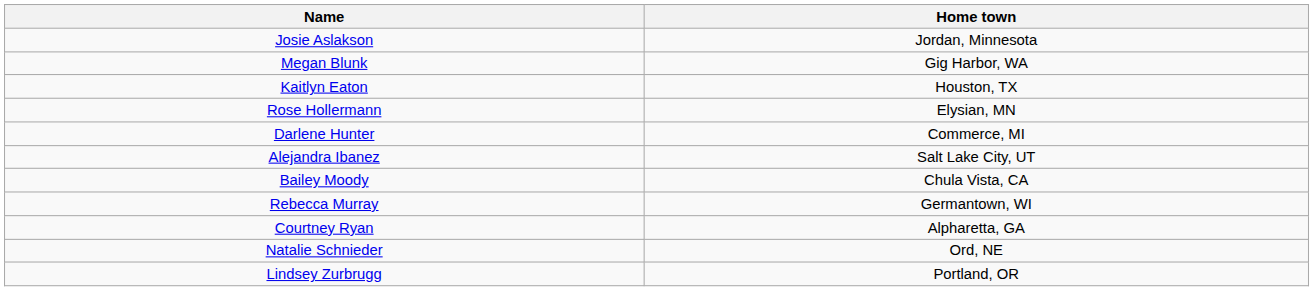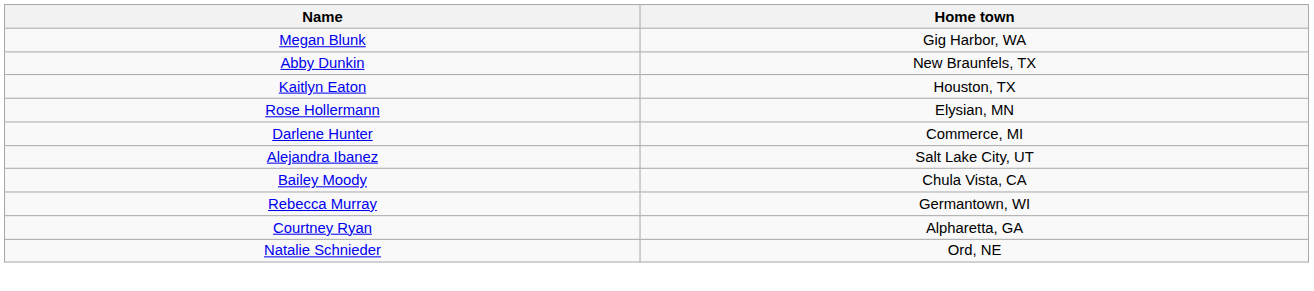- row: (324, 40)
+ row: (322, 63)
- row: (324, 274)
